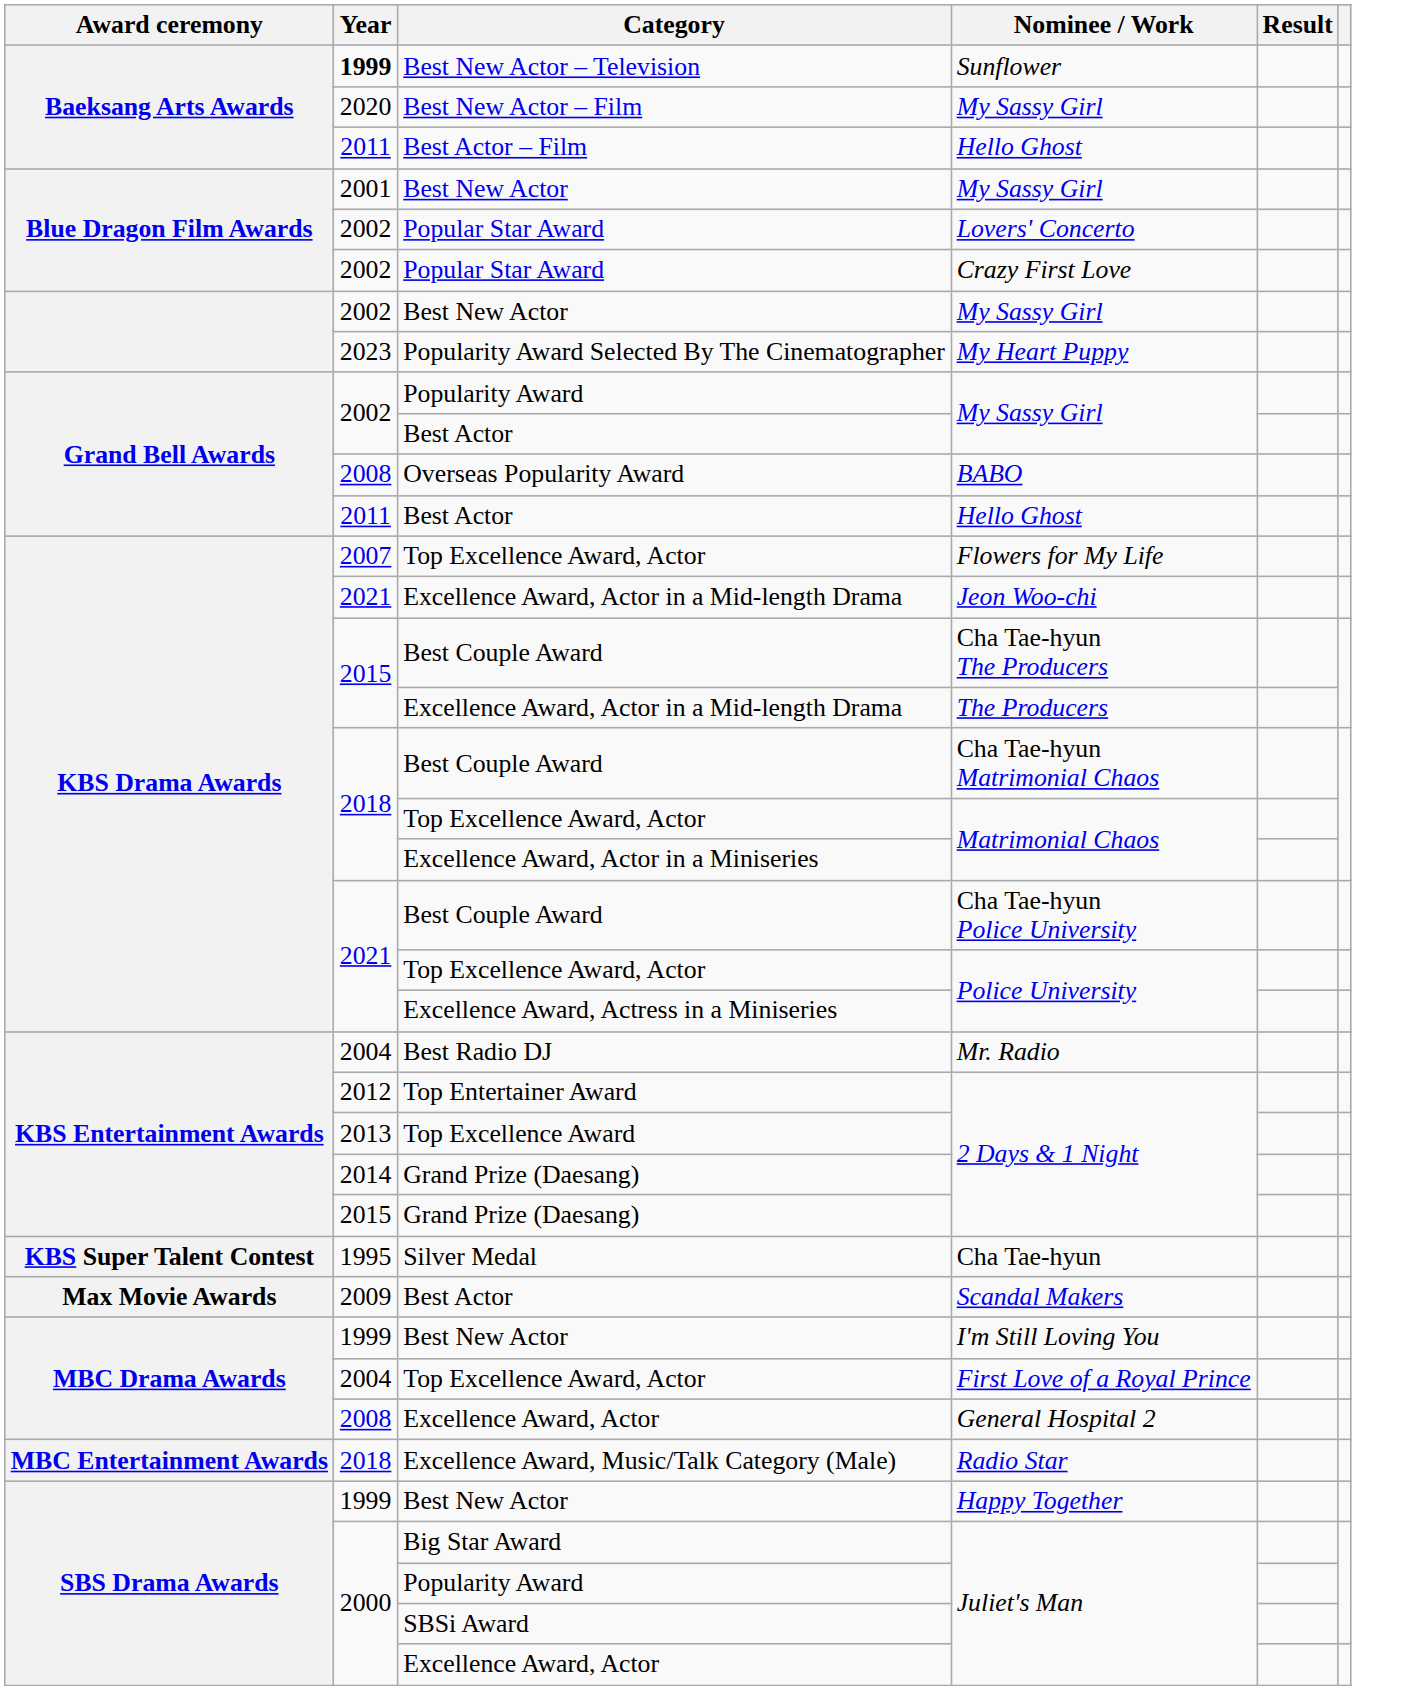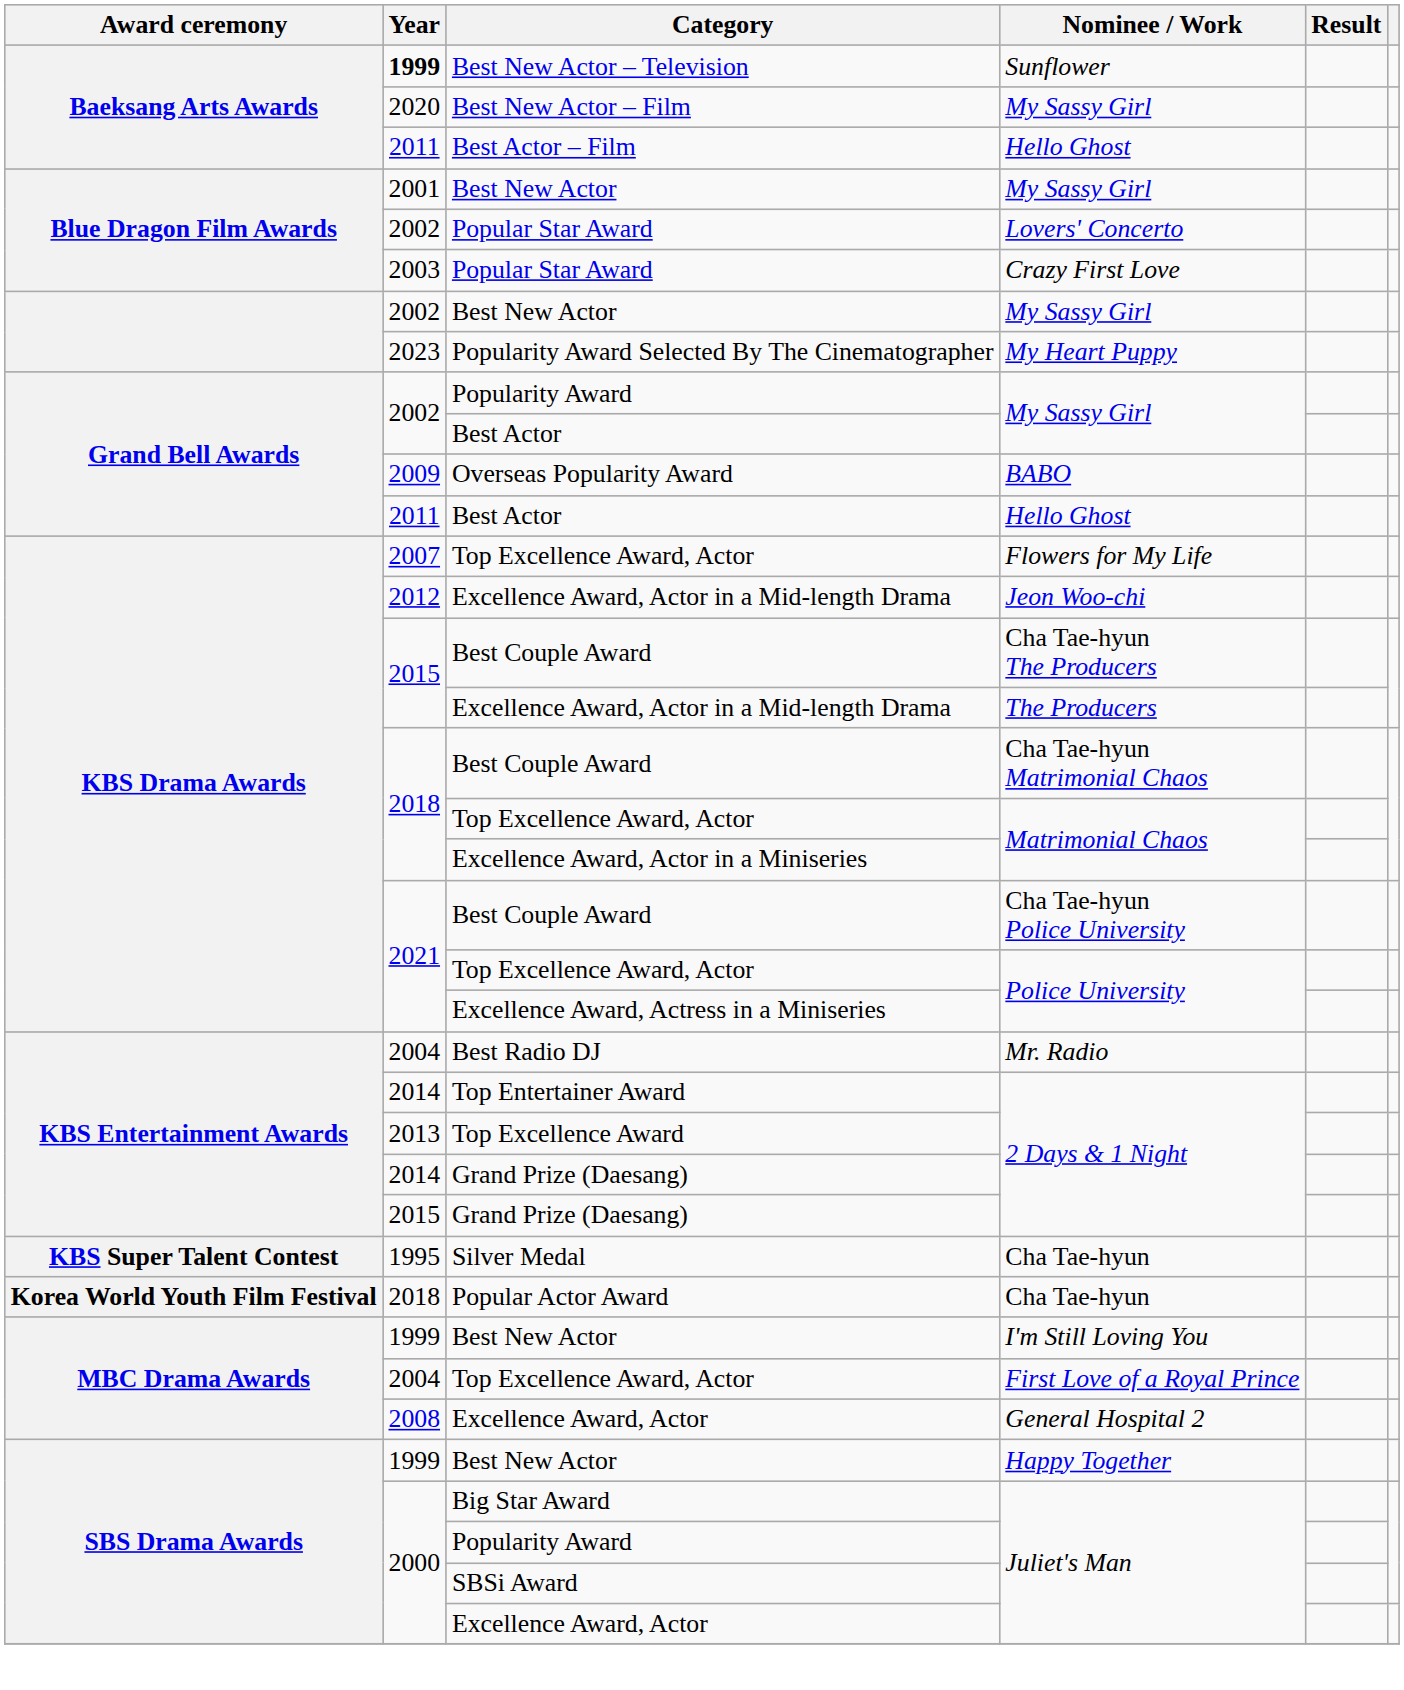(366, 270) 2002 -> (414, 270) 2003
(366, 474) 2008 -> (414, 474) 2009
(366, 596) 2021 -> (414, 596) 2012
(366, 1092) 2012 -> (414, 1092) 2014
+ row: (560, 1296)
- row: (458, 1296)
- row: (650, 1460)
